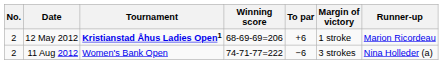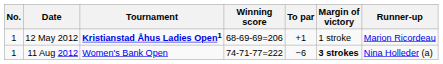(14, 37) 2 -> (14, 37) 1
(301, 37) +6 -> (301, 37) +1
(14, 53) 2 -> (14, 53) 1
(337, 53) normal -> (339, 53) bold
